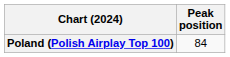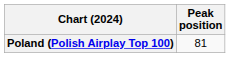(201, 43) 84 -> (201, 43) 81
